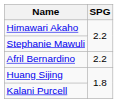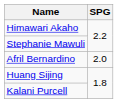(100, 59) 2.2 -> (100, 59) 2.0
